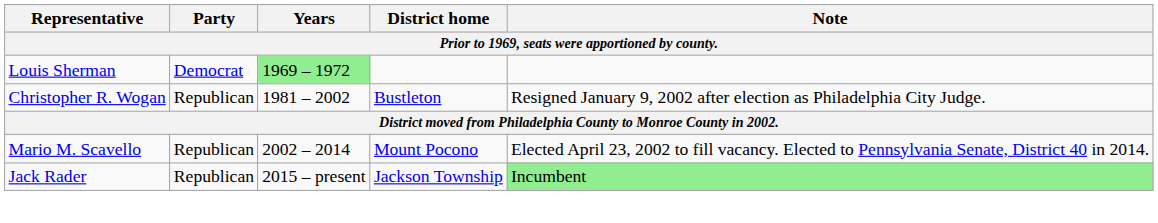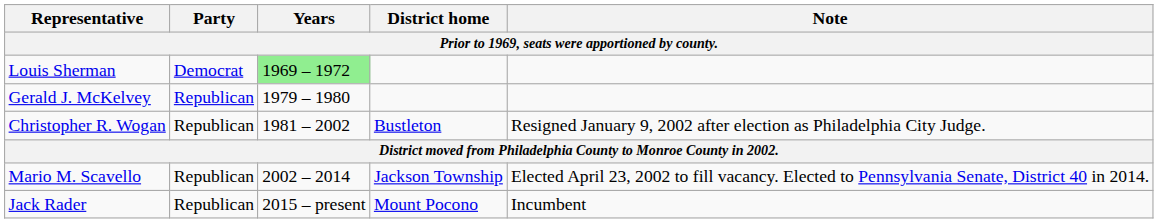+ row: (80, 97)
(426, 148) Mount Pocono -> (438, 176) Jackson Township
(438, 176) Jackson Township -> (426, 204) Mount Pocono
(549, 176) lightgreen background -> (549, 204) no background
